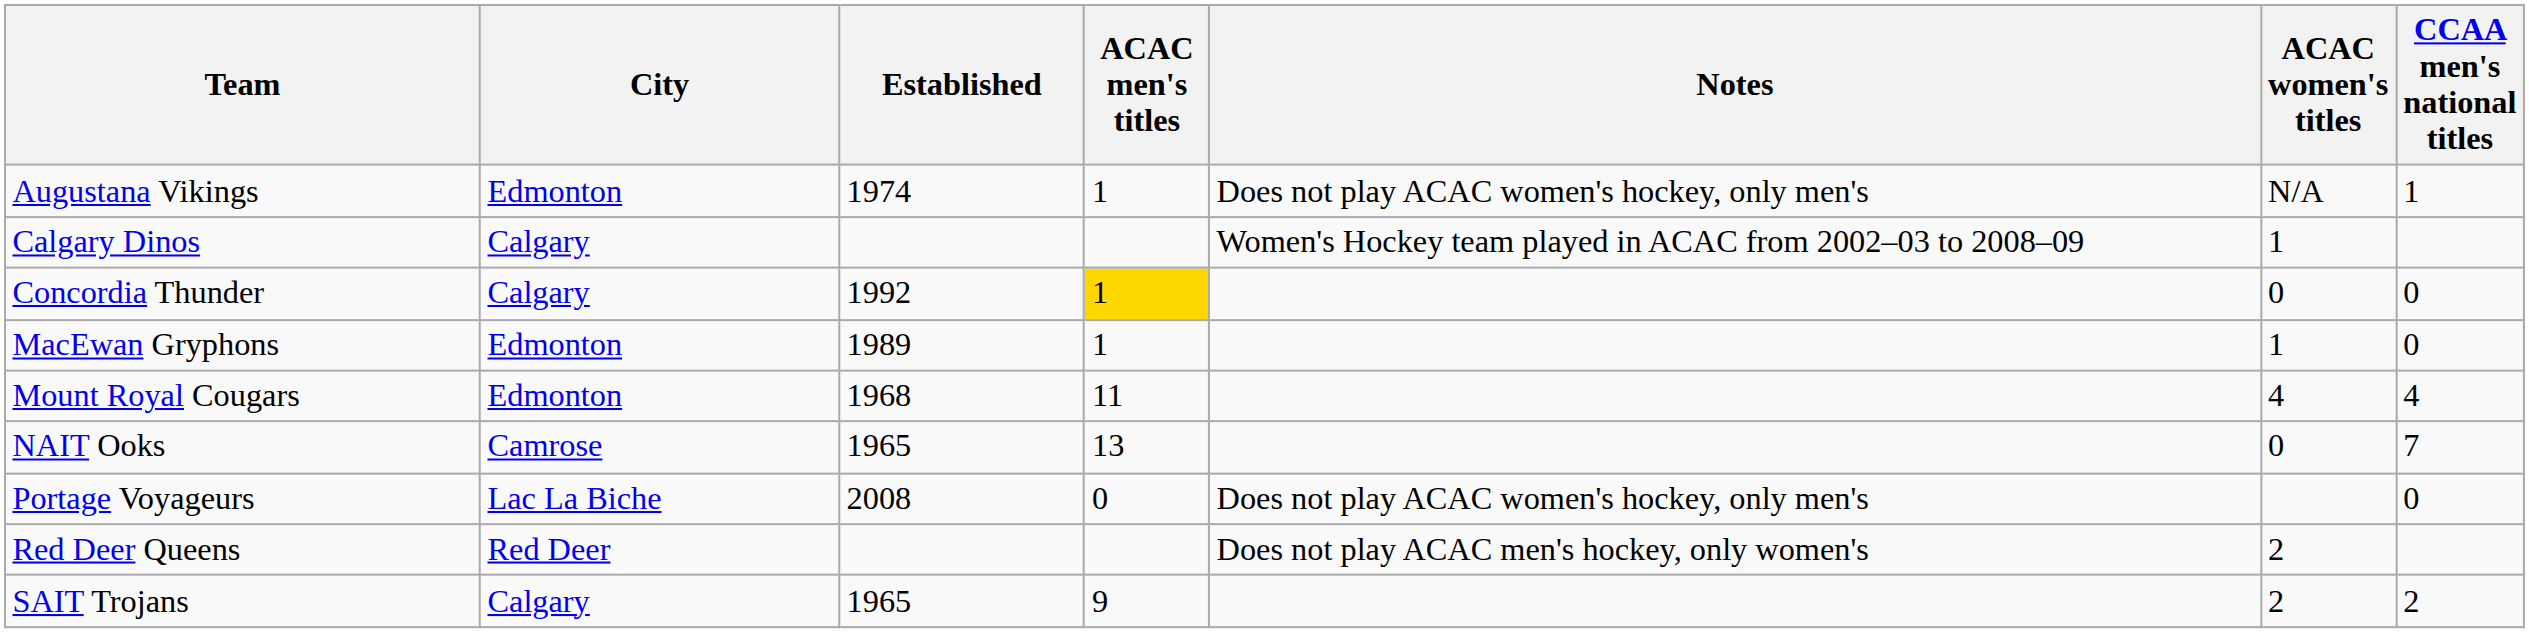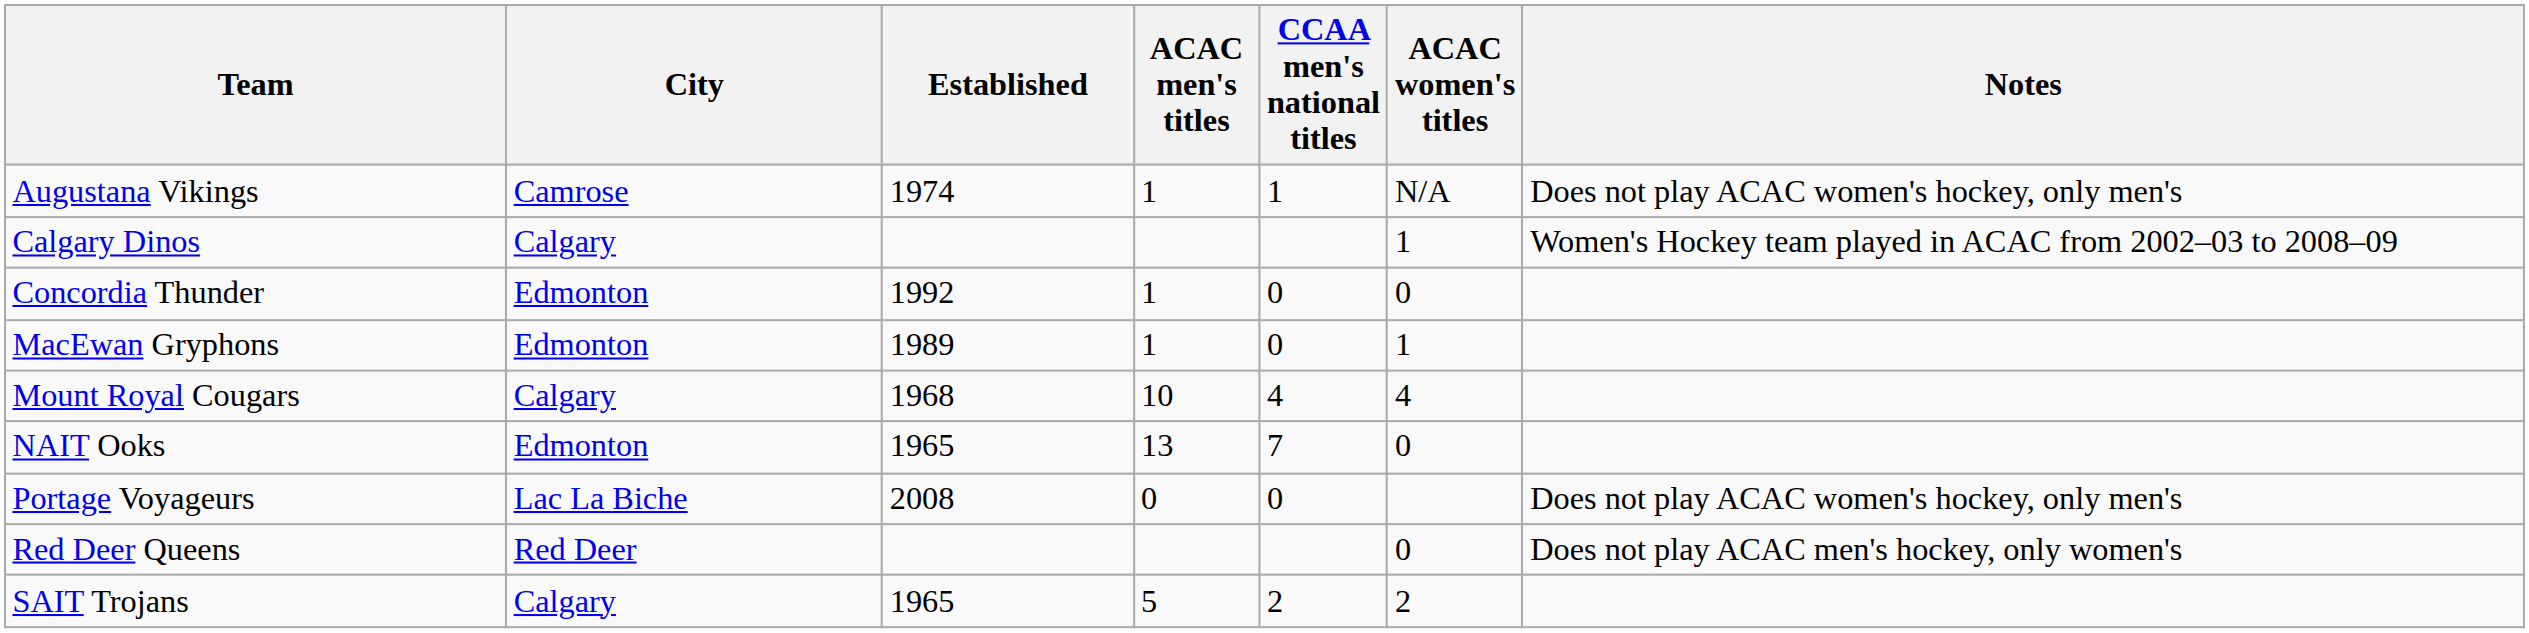columns swapped: (2460, 84) <-> (1735, 84)
(555, 190) Edmonton -> (571, 190) Camrose
(539, 292) Calgary -> (581, 292) Edmonton
(1100, 292) gold background -> (1149, 292) no background
(555, 395) Edmonton -> (565, 395) Calgary
(1108, 395) 11 -> (1157, 395) 10
(545, 446) Camrose -> (581, 446) Edmonton
(2276, 549) 2 -> (1403, 549) 0
(1100, 600) 9 -> (1149, 600) 5
